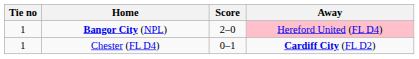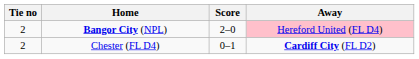(23, 29) 1 -> (23, 29) 2
(23, 45) 1 -> (23, 45) 2
